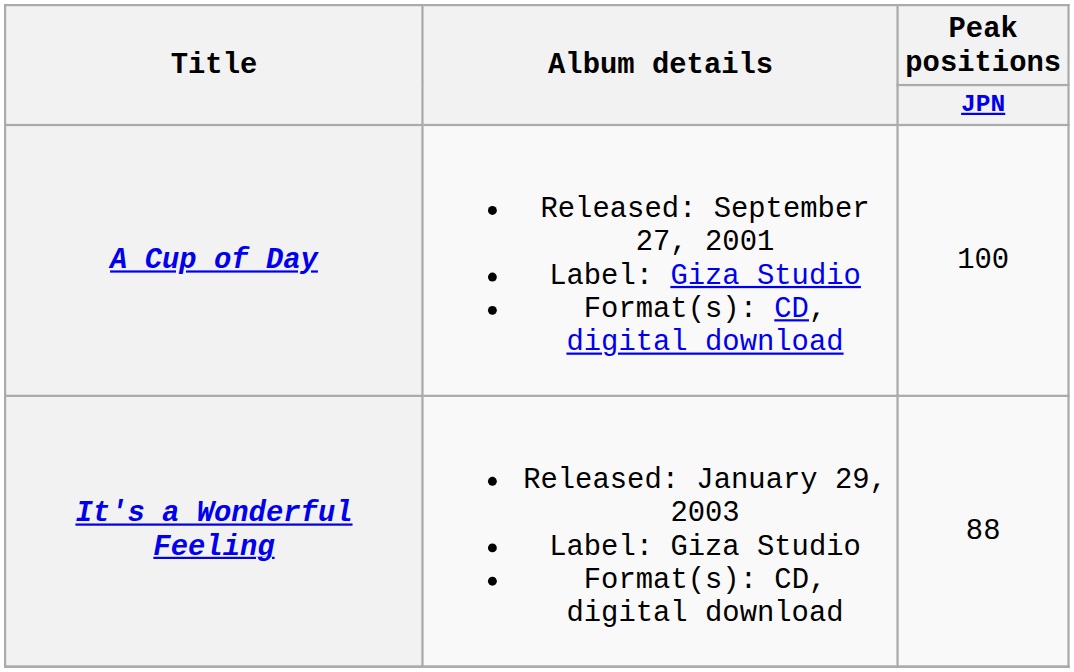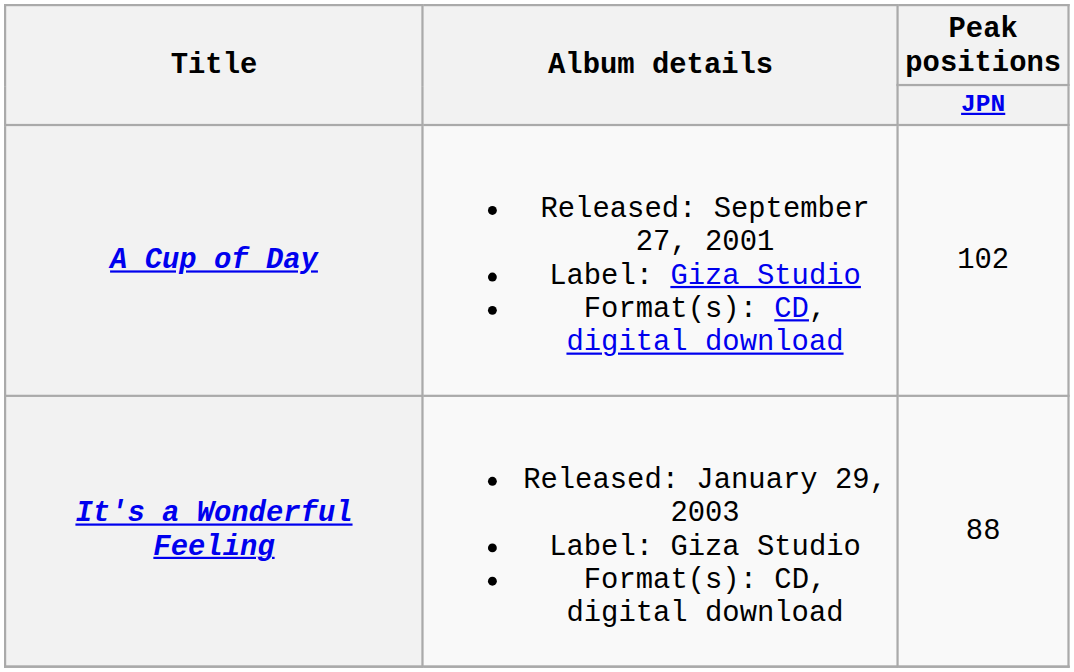(983, 260) 100 -> (983, 260) 102
